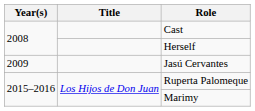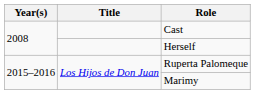- row: (196, 64)
